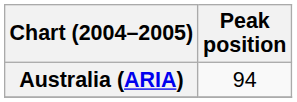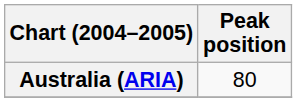(245, 79) 94 -> (245, 79) 80
